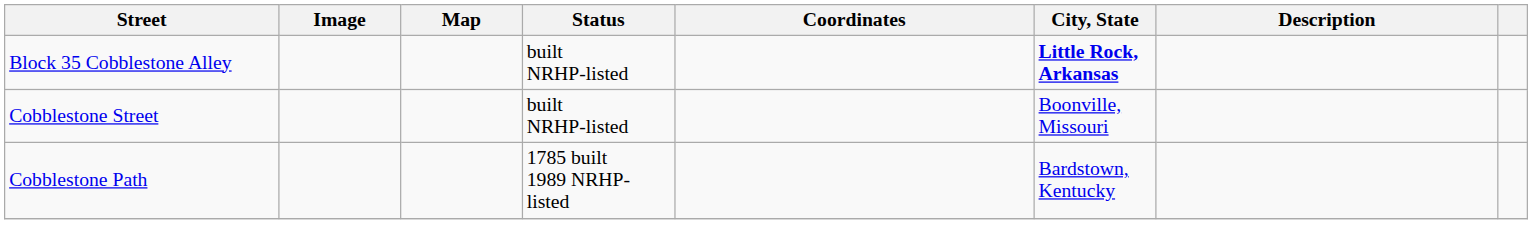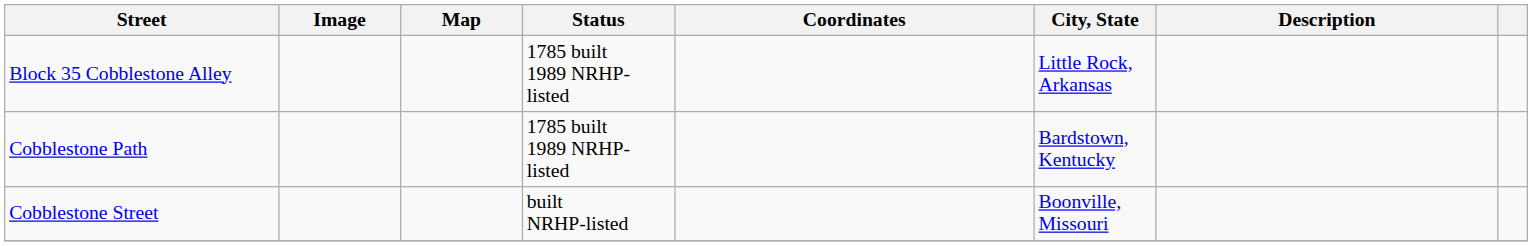(578, 62) built NRHP-listed -> (578, 73) 1785 built 1989 NRHP-listed
(1088, 62) bold -> (1086, 73) normal
rows swapped: (78, 180) <-> (84, 115)
